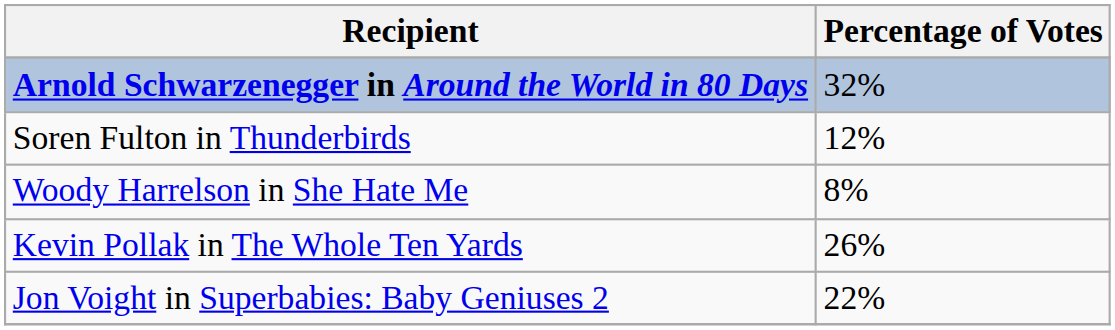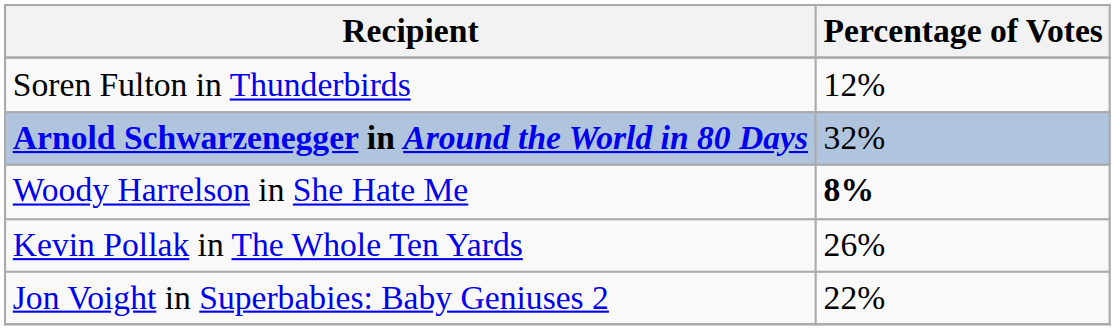rows swapped: (410, 84) <-> (212, 137)
(846, 191) normal -> (849, 191) bold
